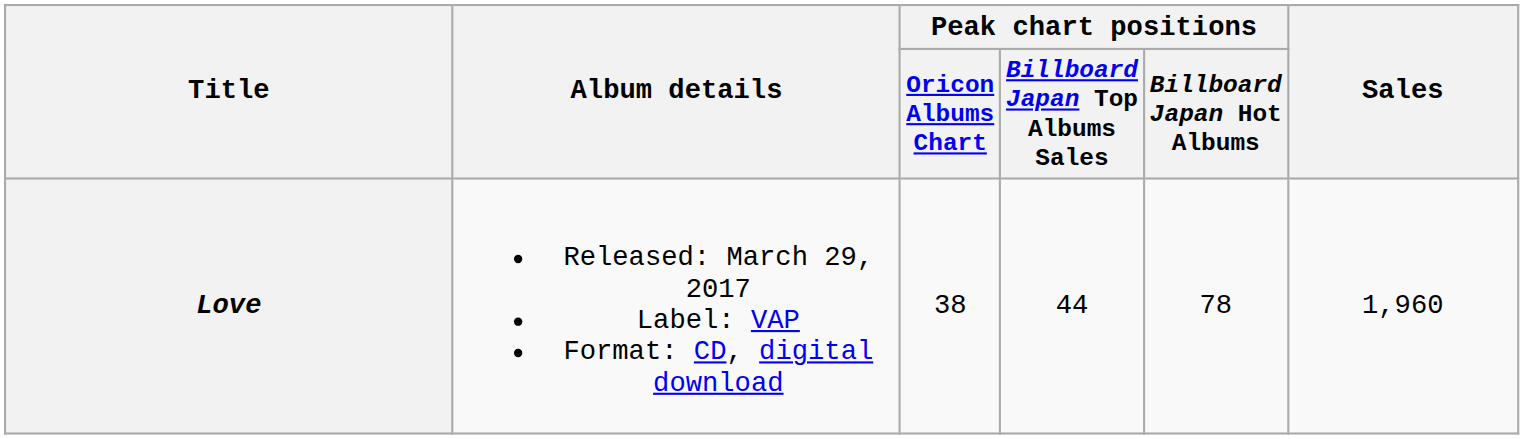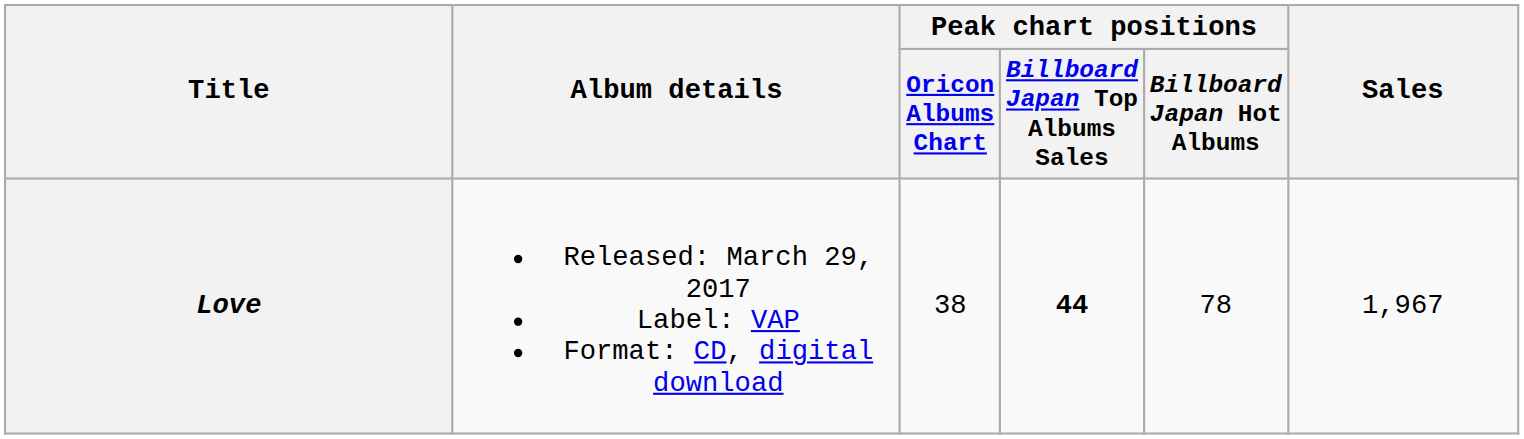(1072, 306) normal -> (1072, 306) bold
(1403, 306) 1,960 -> (1403, 306) 1,967
